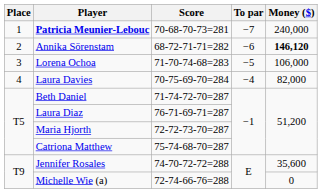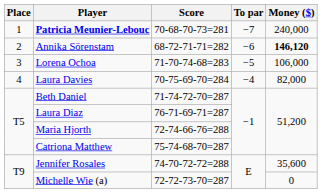(192, 130) 72-72-73-70=287 -> (192, 130) 72-74-66-76=288
(192, 180) 72-74-66-76=288 -> (192, 180) 72-72-73-70=287
